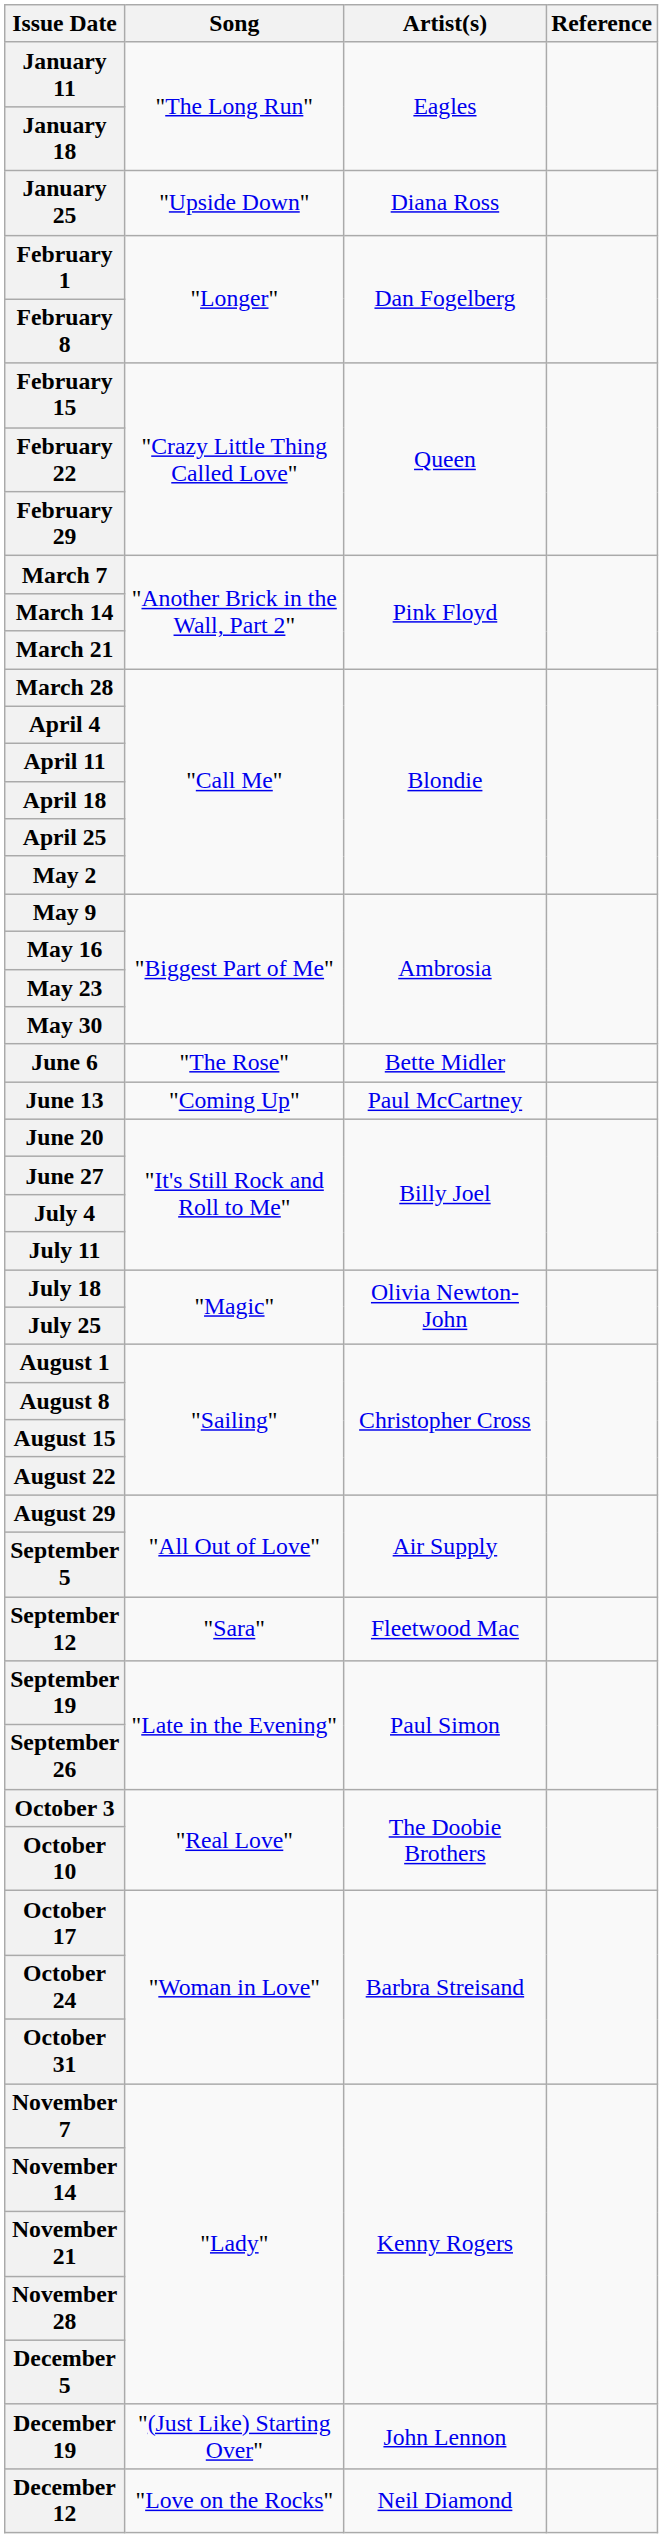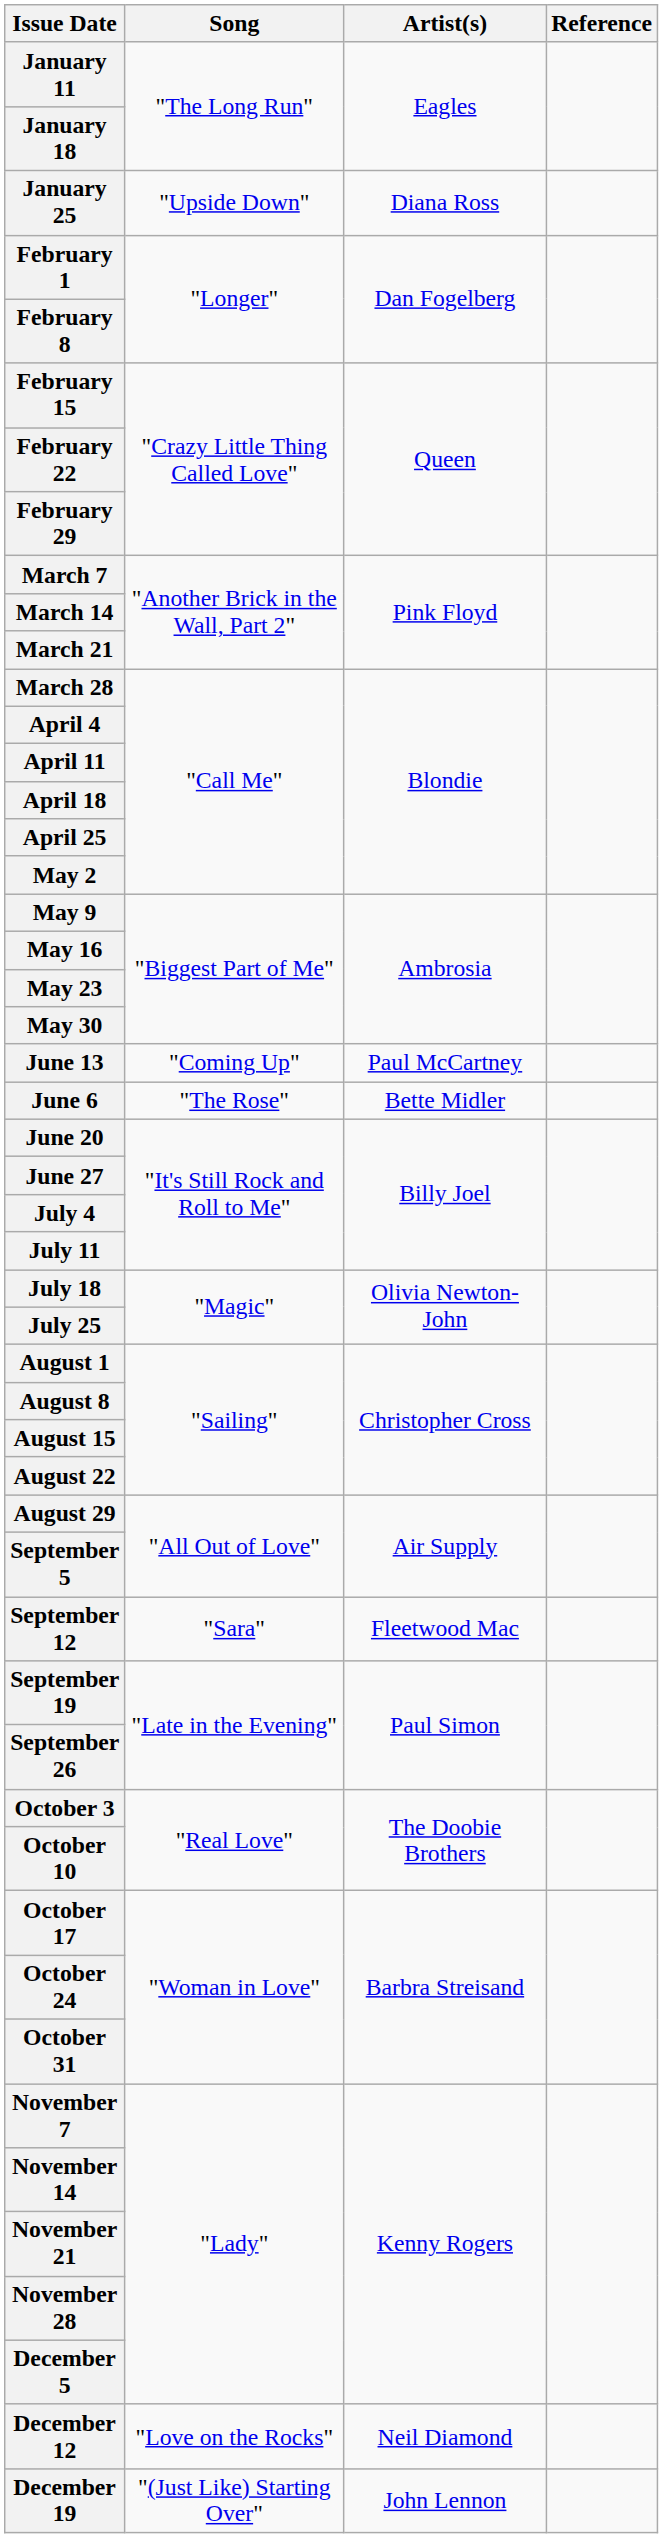rows swapped: (65, 1062) <-> (65, 1100)
rows swapped: (65, 2500) <-> (65, 2436)
